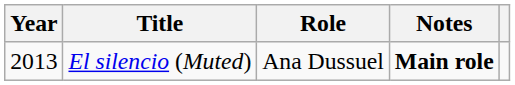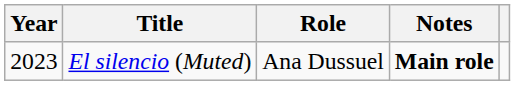(34, 60) 2013 -> (34, 60) 2023
